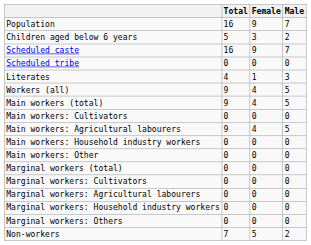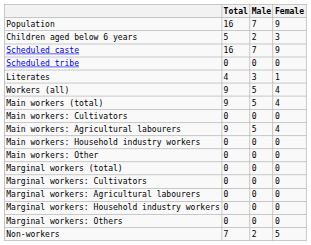columns swapped: (294, 11) <-> (266, 11)
